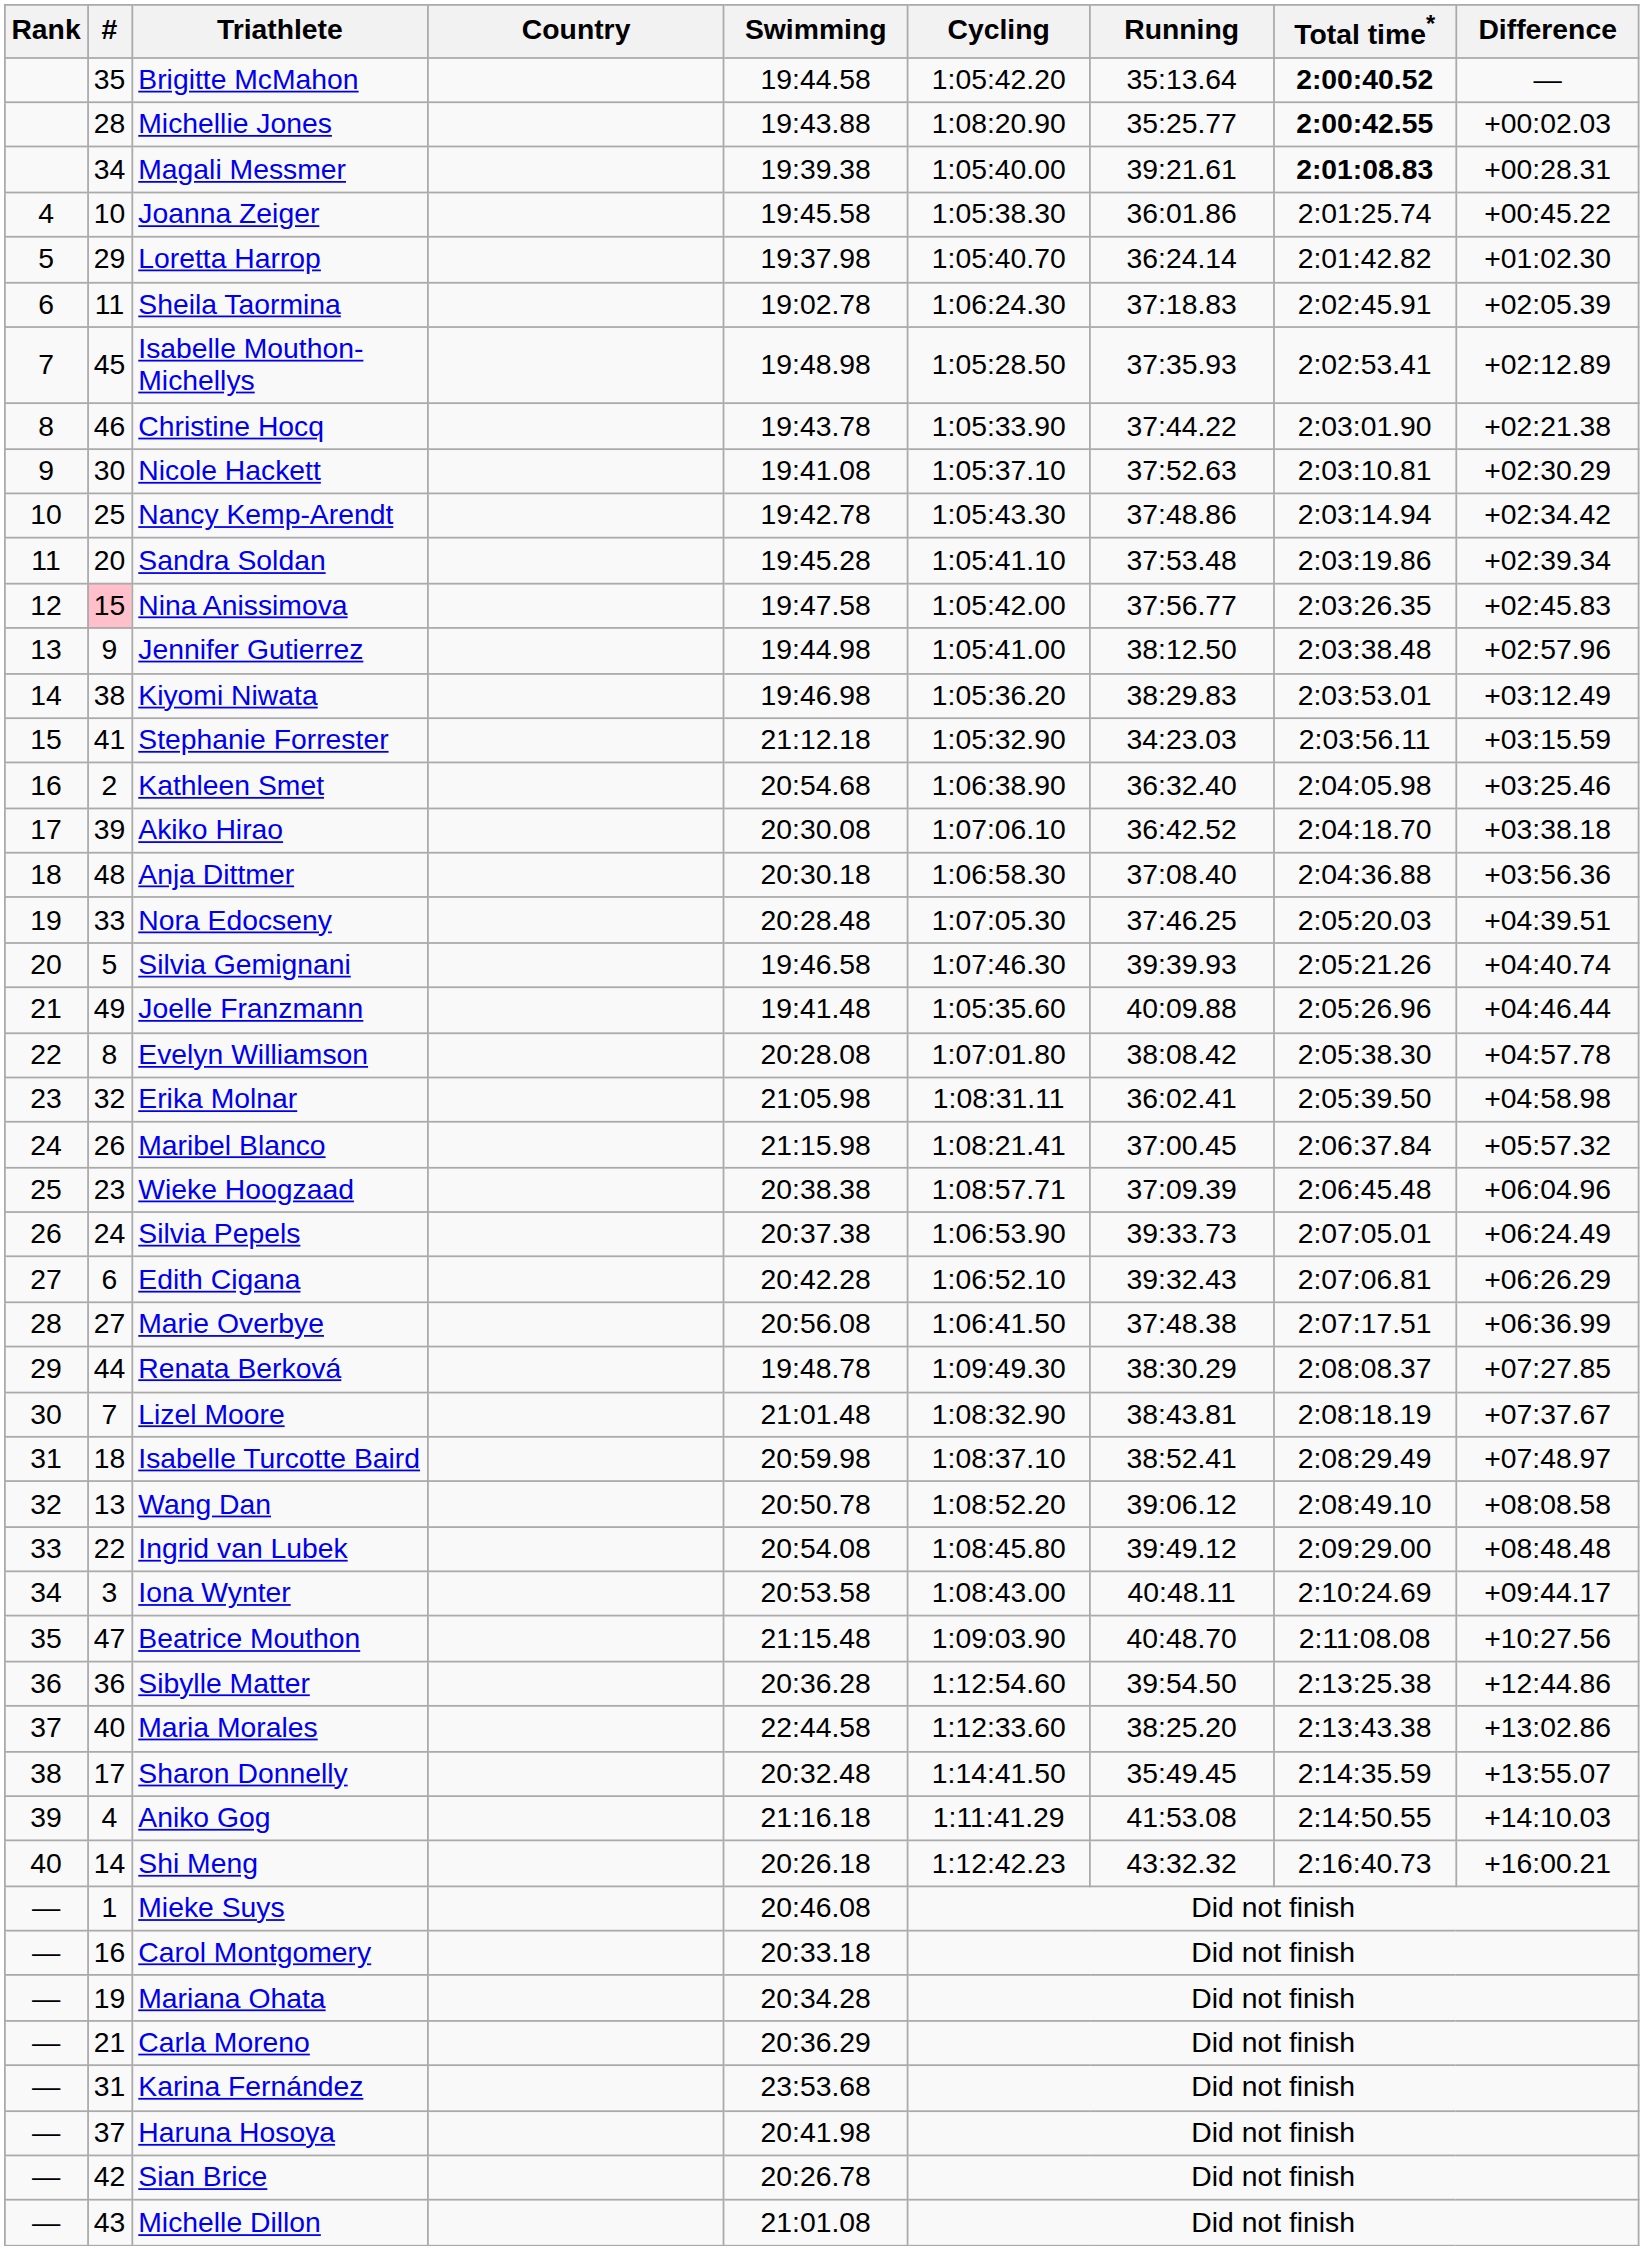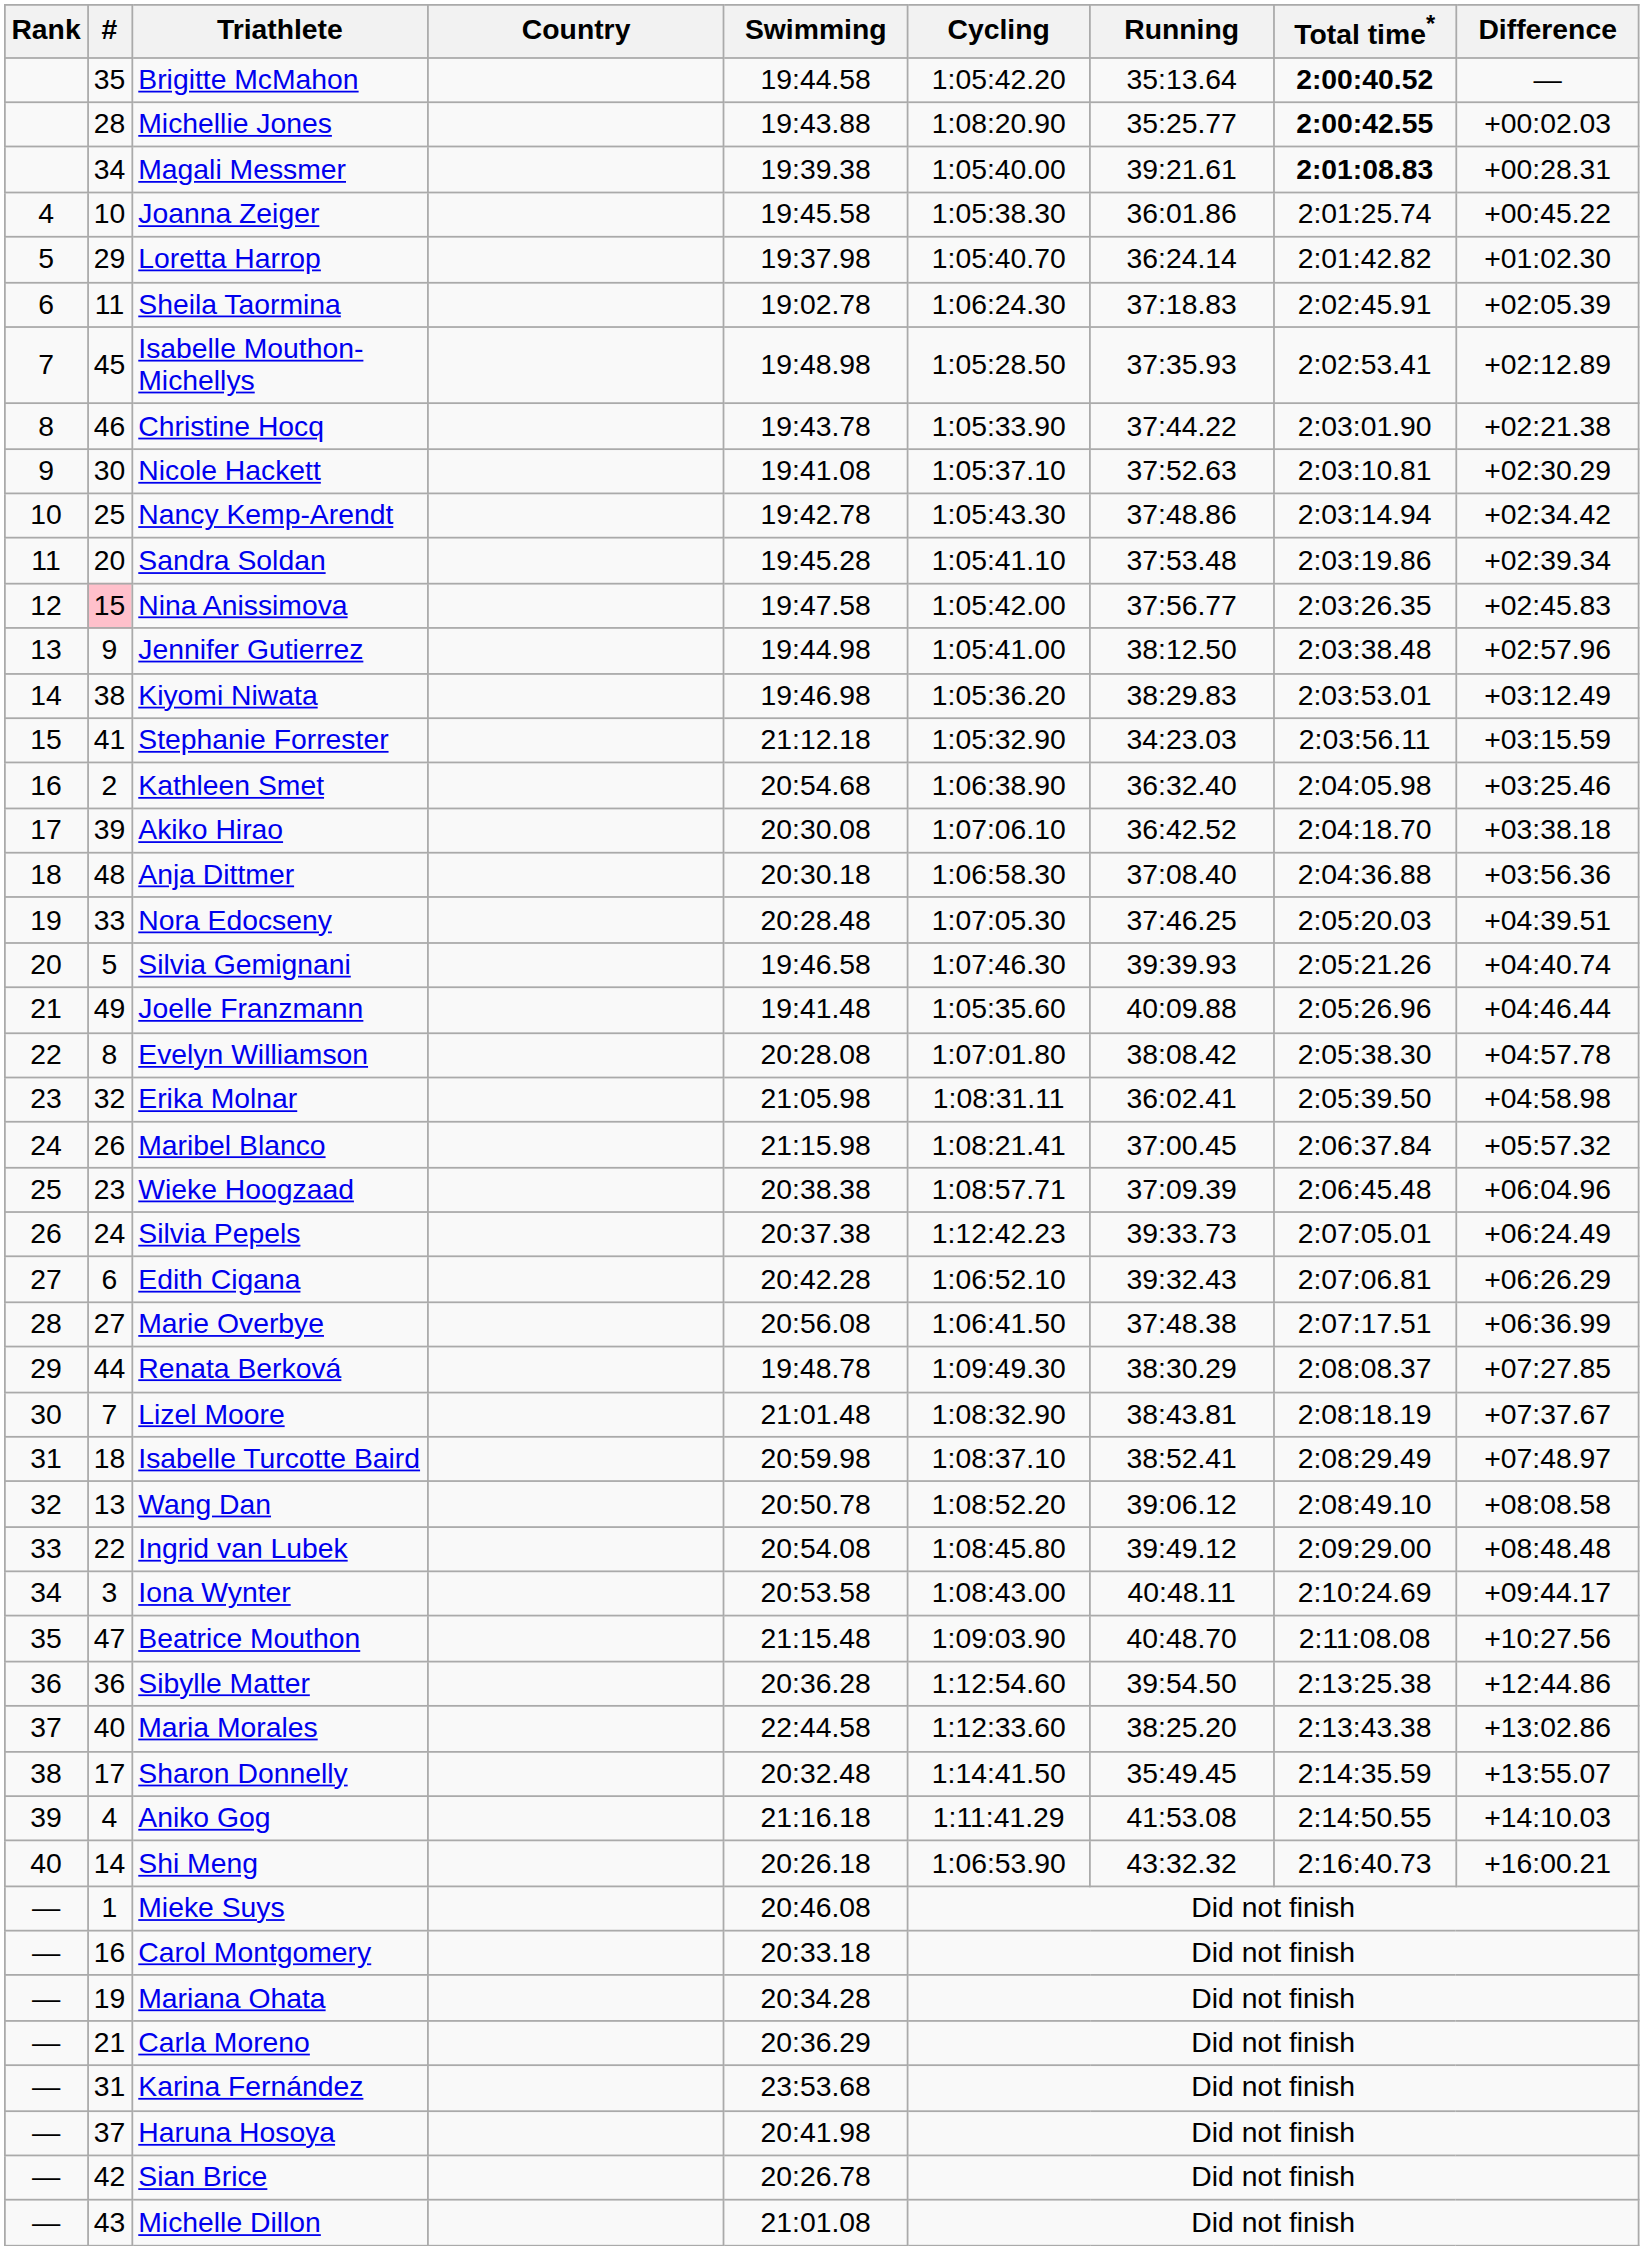(999, 1234) 1:06:53.90 -> (999, 1234) 1:12:42.23
(999, 1863) 1:12:42.23 -> (999, 1863) 1:06:53.90
